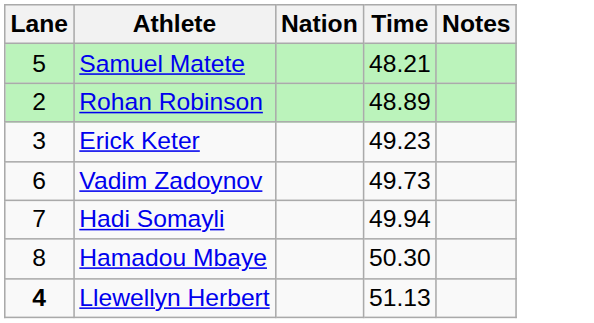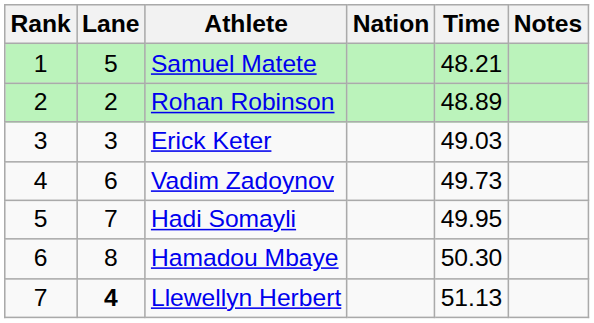+ column: (41, 24)
(400, 141) 49.23 -> (471, 141) 49.03
(400, 219) 49.94 -> (471, 219) 49.95
